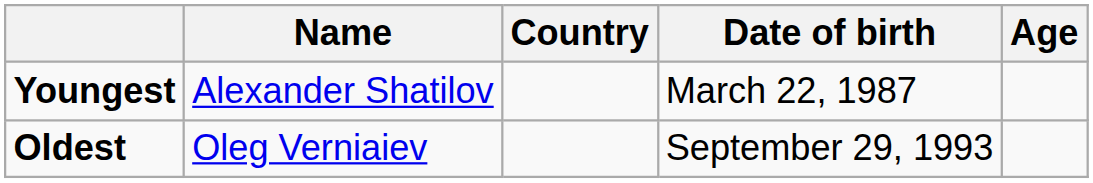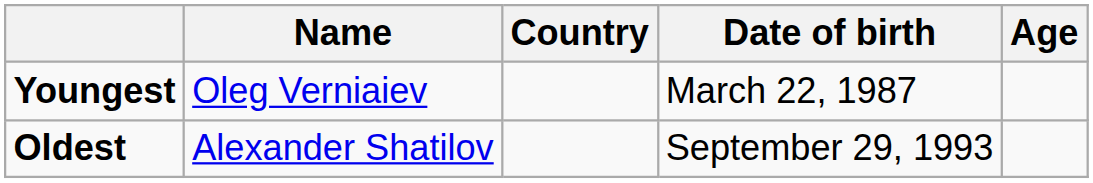(343, 90) Alexander Shatilov -> (310, 90) Oleg Verniaiev
(310, 147) Oleg Verniaiev -> (343, 147) Alexander Shatilov
